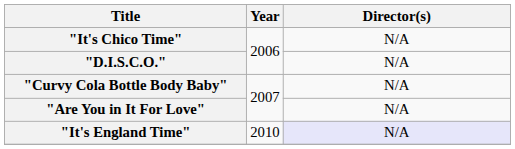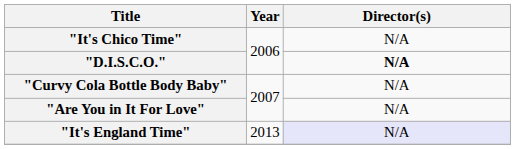(397, 62) normal -> (397, 62) bold
(265, 132) 2010 -> (265, 132) 2013
